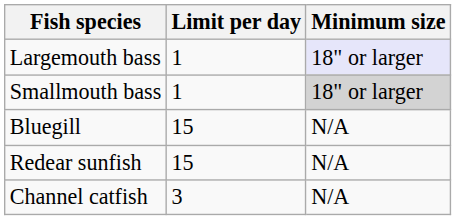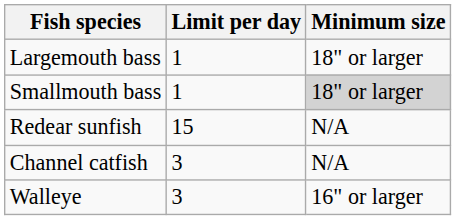(367, 57) lavender background -> (367, 57) no background
- row: (45, 127)
+ row: (46, 197)
